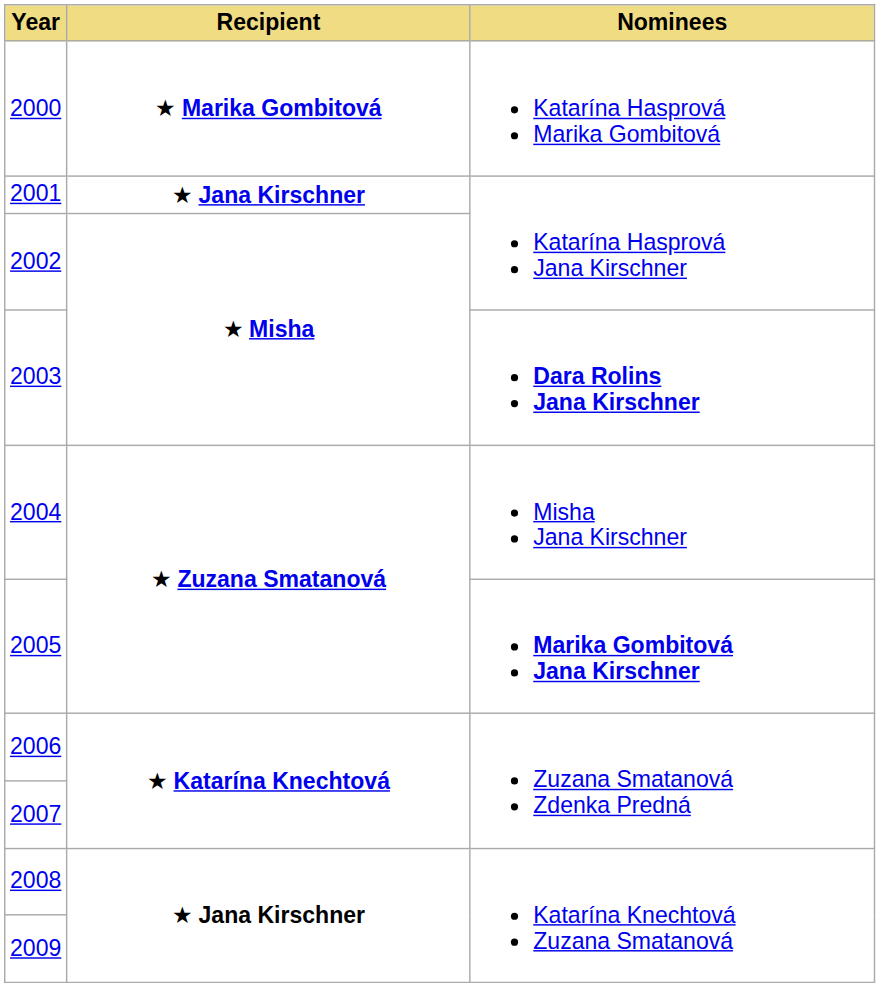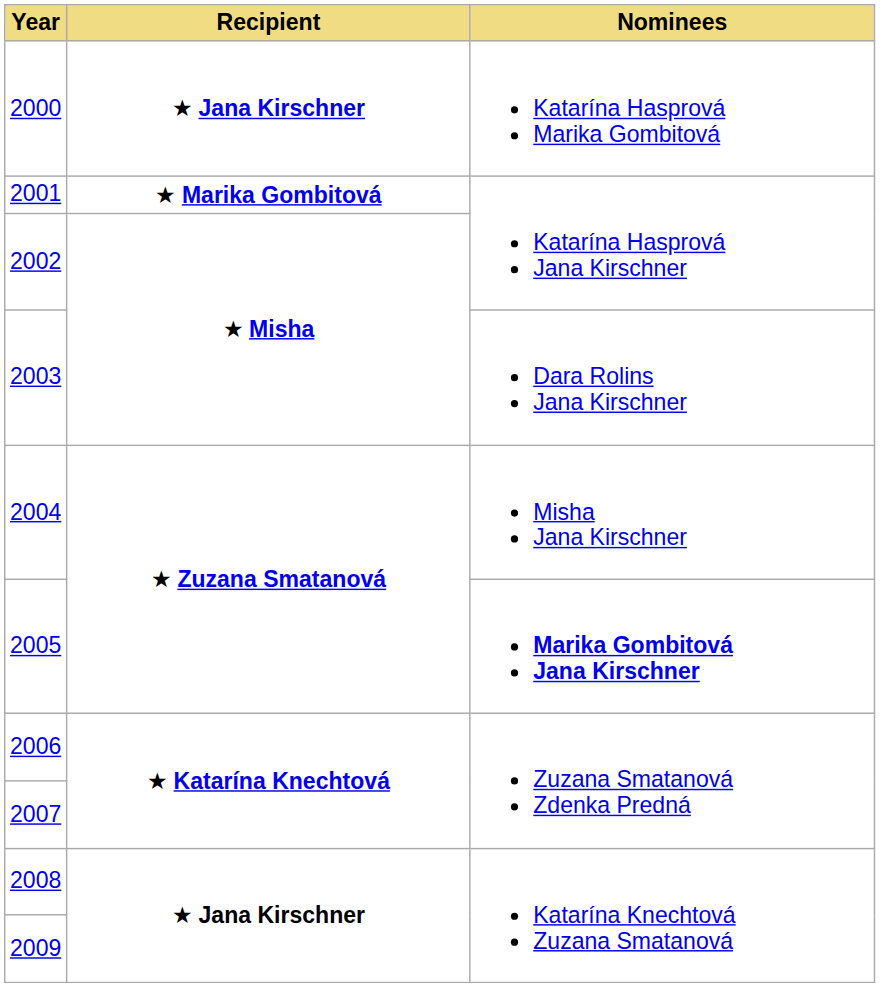(268, 108) ★ Marika Gombitová -> (268, 108) ★ Jana Kirschner
(268, 195) ★ Jana Kirschner -> (268, 195) ★ Marika Gombitová
(672, 390) bold -> (672, 390) normal
